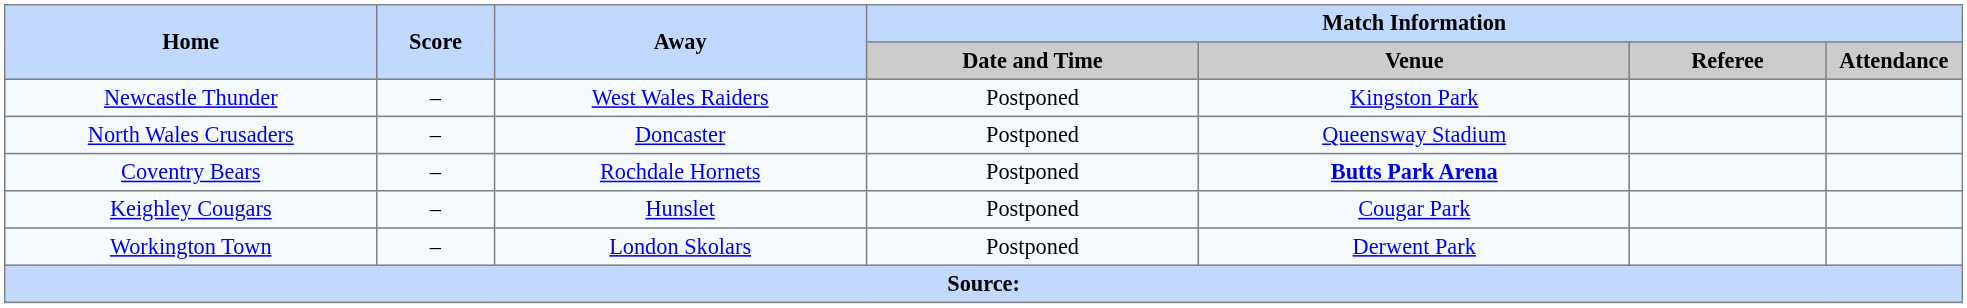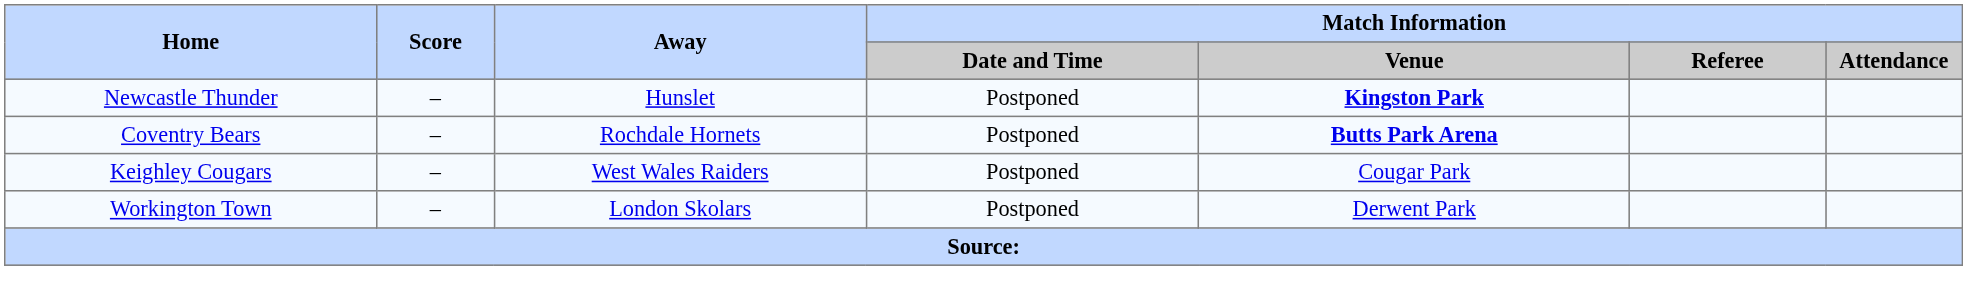(680, 97) West Wales Raiders -> (680, 97) Hunslet
(1414, 97) normal -> (1414, 97) bold
- row: (191, 134)
(680, 209) Hunslet -> (680, 171) West Wales Raiders
